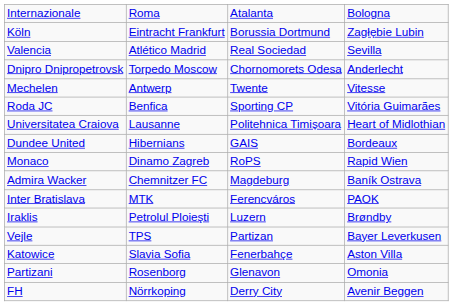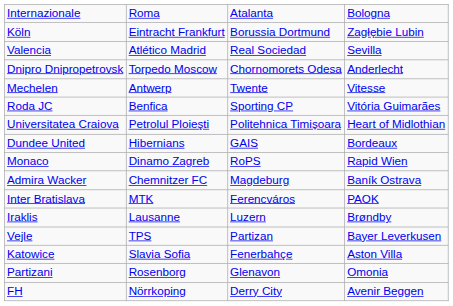(154, 124) Lausanne -> (169, 124) Petrolul Ploieşti
(169, 217) Petrolul Ploieşti -> (154, 217) Lausanne
